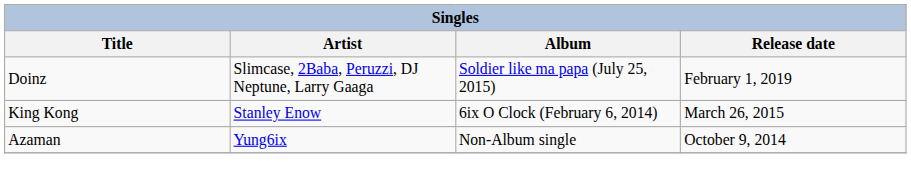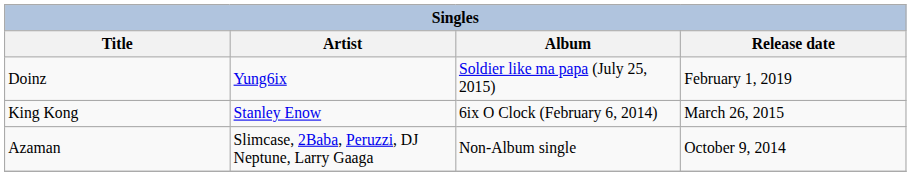(326, 78) Slimcase, 2Baba, Peruzzi, DJ Neptune, Larry Gaaga -> (260, 78) Yung6ix
(260, 139) Yung6ix -> (326, 149) Slimcase, 2Baba, Peruzzi, DJ Neptune, Larry Gaaga
